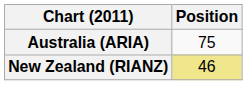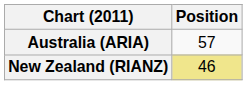(207, 42) 75 -> (207, 42) 57
